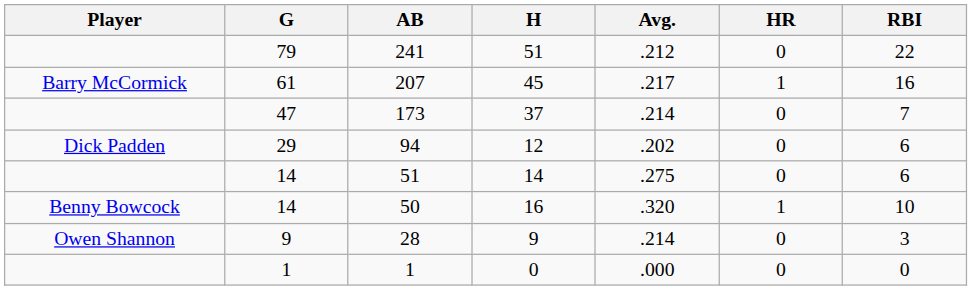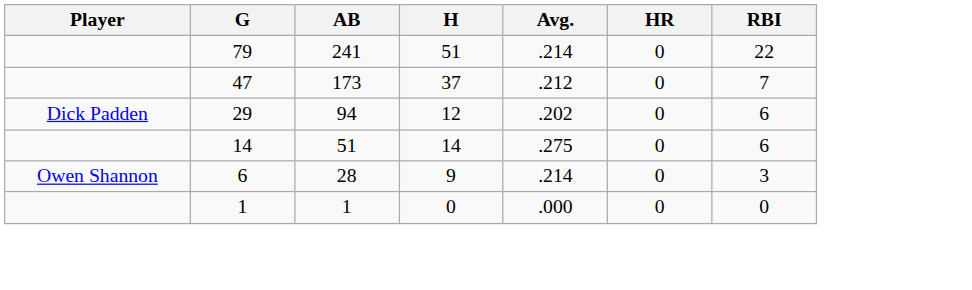(657, 51) .212 -> (555, 51) .214
- row: (410, 82)
(657, 113) .214 -> (555, 82) .212
- row: (410, 207)
(286, 238) 9 -> (242, 176) 6
